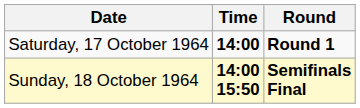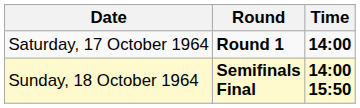columns swapped: (238, 17) <-> (309, 17)
